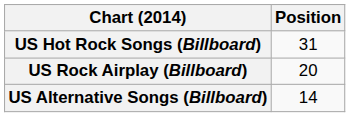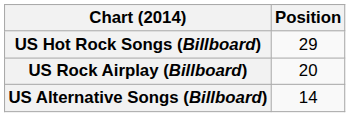(308, 44) 31 -> (308, 44) 29
